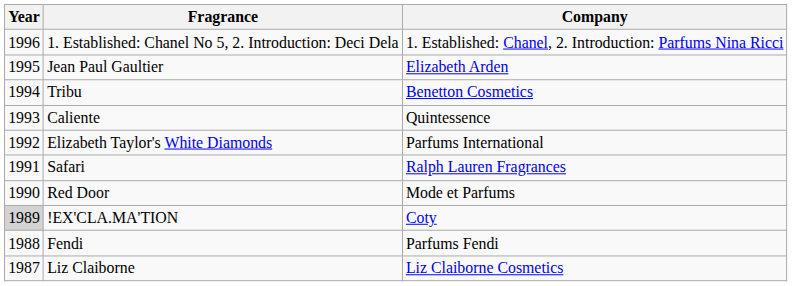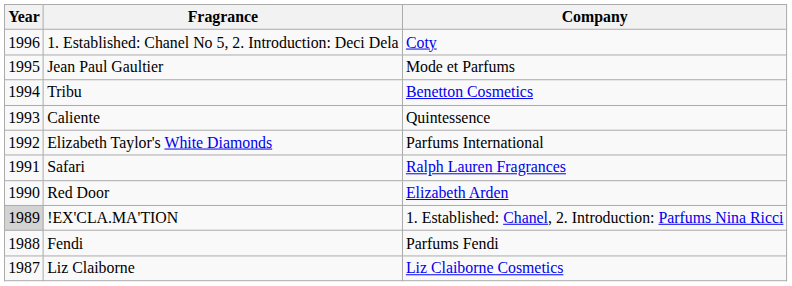(595, 42) 1. Established: Chanel, 2. Introduction: Parfums Nina Ricci -> (421, 42) Coty
(457, 67) Elizabeth Arden -> (460, 67) Mode et Parfums
(460, 192) Mode et Parfums -> (457, 192) Elizabeth Arden
(421, 218) Coty -> (595, 218) 1. Established: Chanel, 2. Introduction: Parfums Nina Ricci
